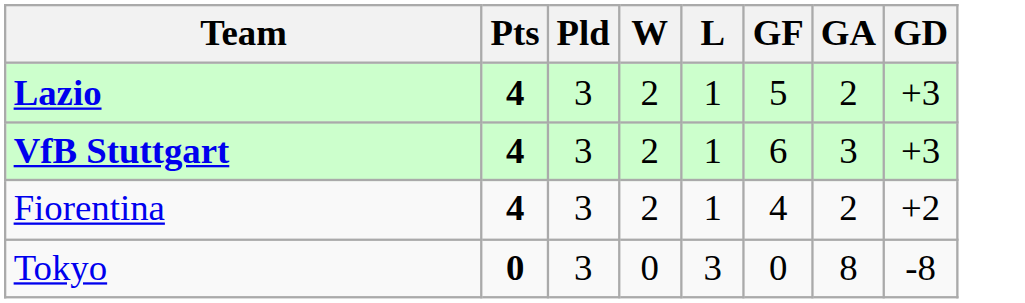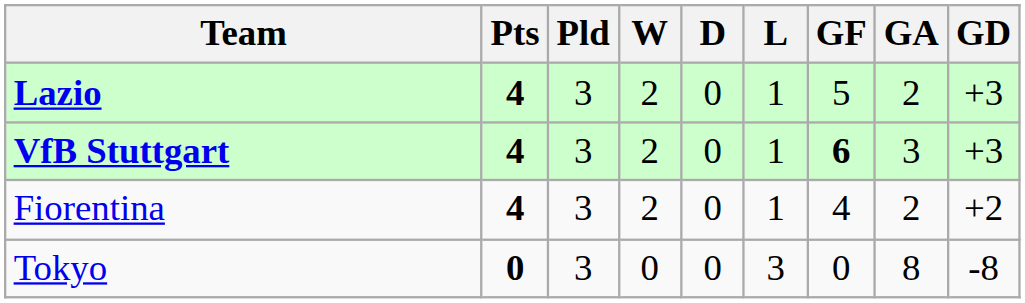+ column: (713, 33)
(778, 150) normal -> (841, 150) bold
